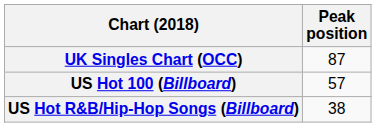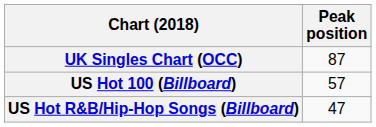(337, 109) 38 -> (337, 109) 47
